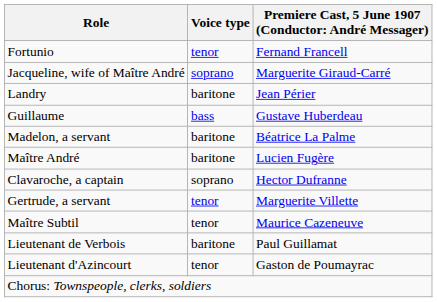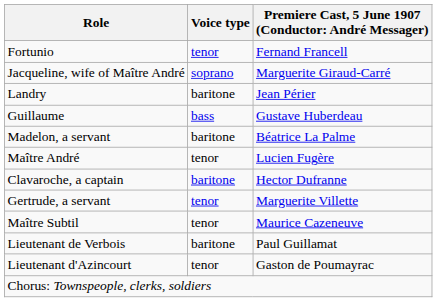(213, 158) baritone -> (205, 158) tenor
(212, 179) soprano -> (213, 179) baritone
